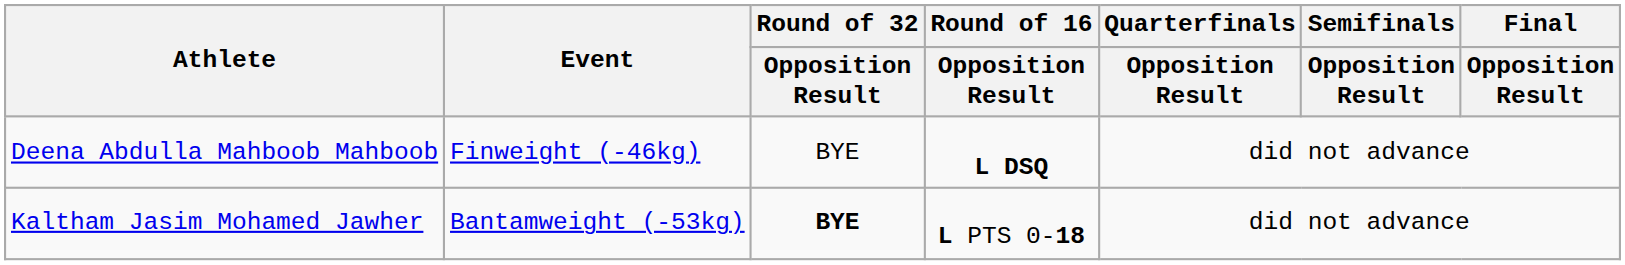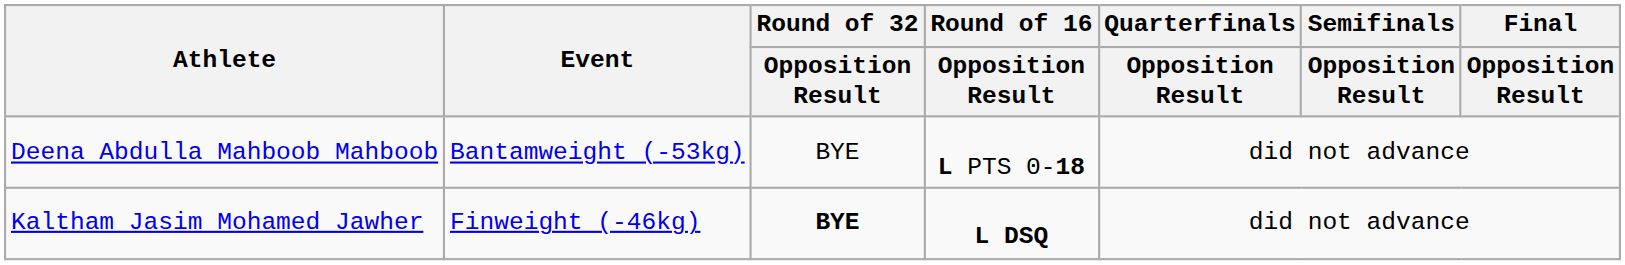(575, 152) Finweight (-46kg) -> (597, 152) Bantamweight (-53kg)
(1011, 167) L DSQ -> (1011, 167) L PTS 0-18
(597, 223) Bantamweight (-53kg) -> (575, 223) Finweight (-46kg)
(1011, 237) L PTS 0-18 -> (1011, 237) L DSQ
